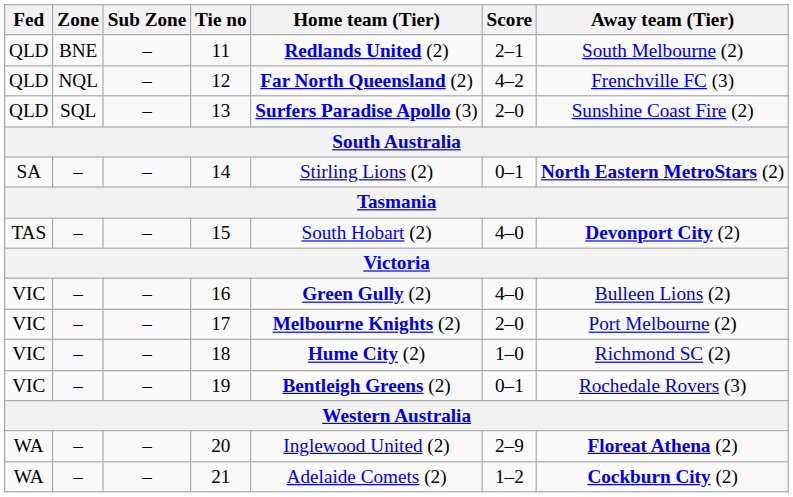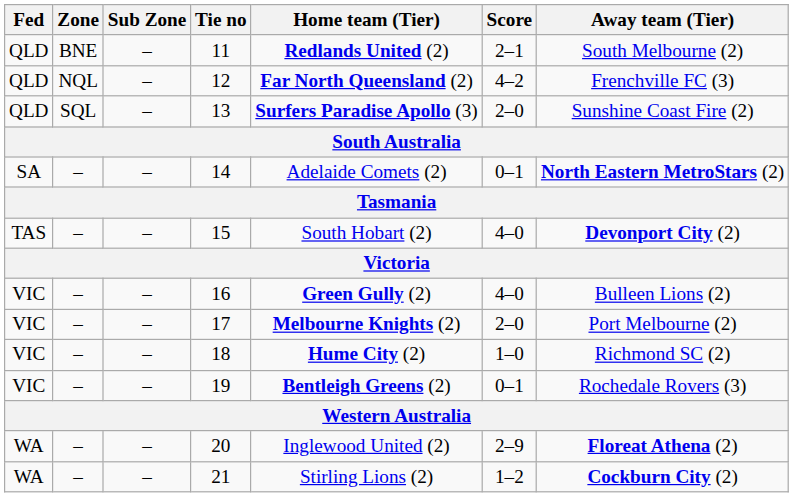(367, 171) Stirling Lions (2) -> (367, 171) Adelaide Comets (2)
(367, 476) Adelaide Comets (2) -> (367, 476) Stirling Lions (2)
